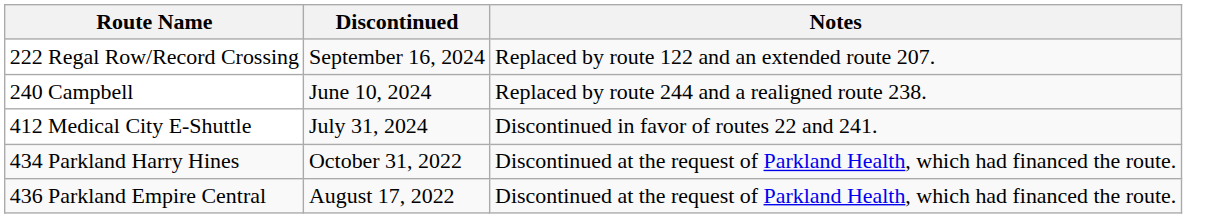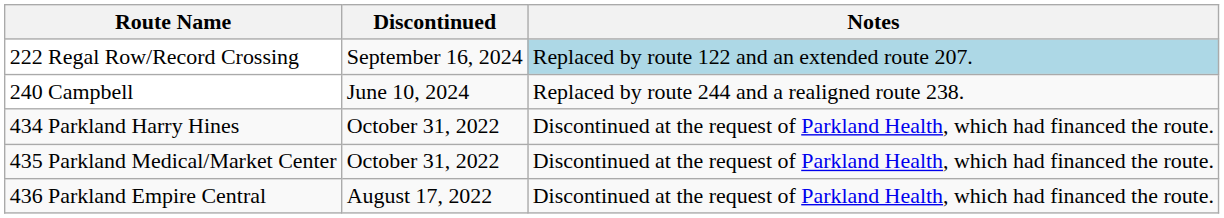(715, 56) no background -> (753, 56) lightblue background
- row: (131, 126)
+ row: (173, 160)
